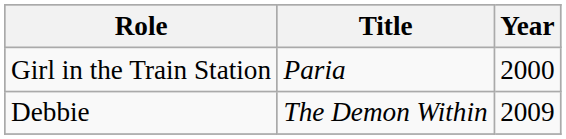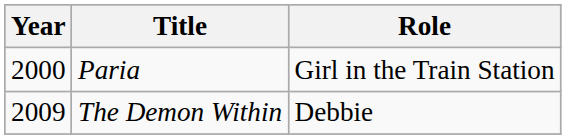columns swapped: (527, 26) <-> (141, 26)
